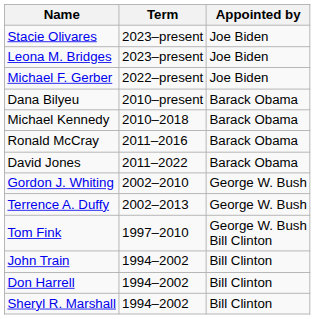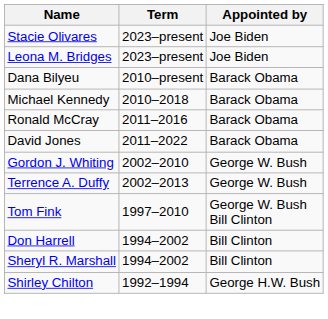- row: (60, 78)
- row: (38, 261)
+ row: (50, 282)
